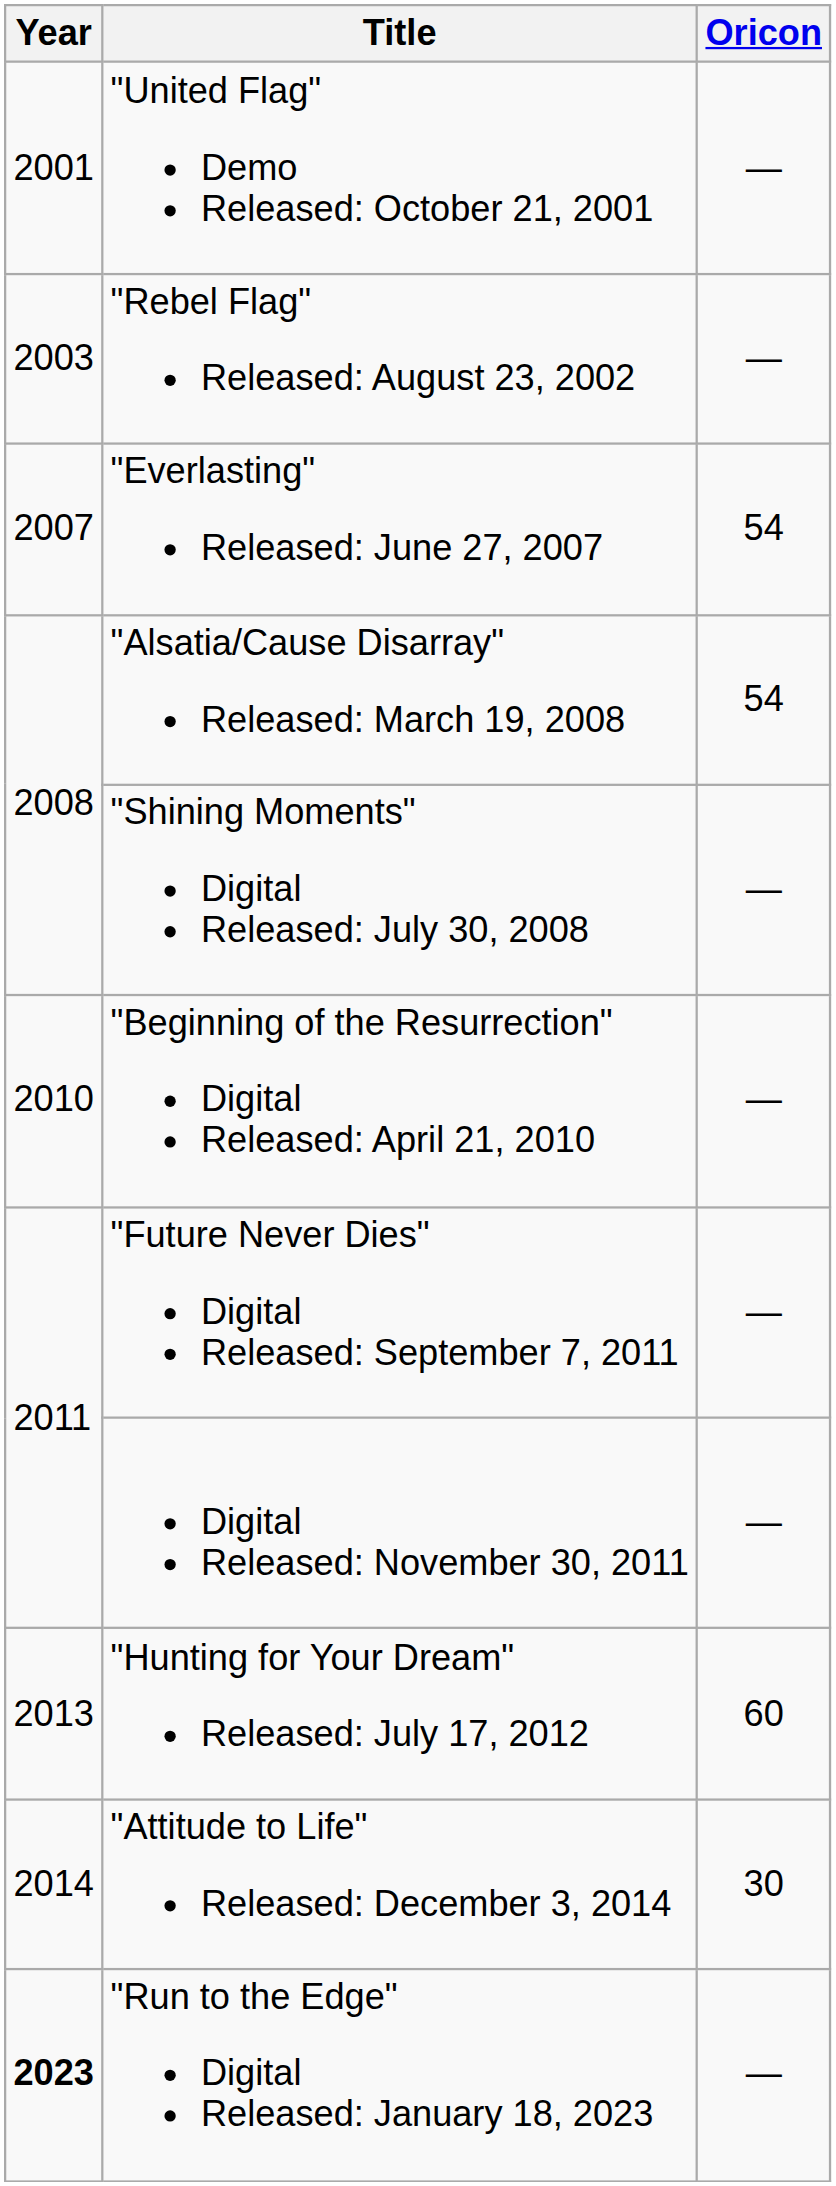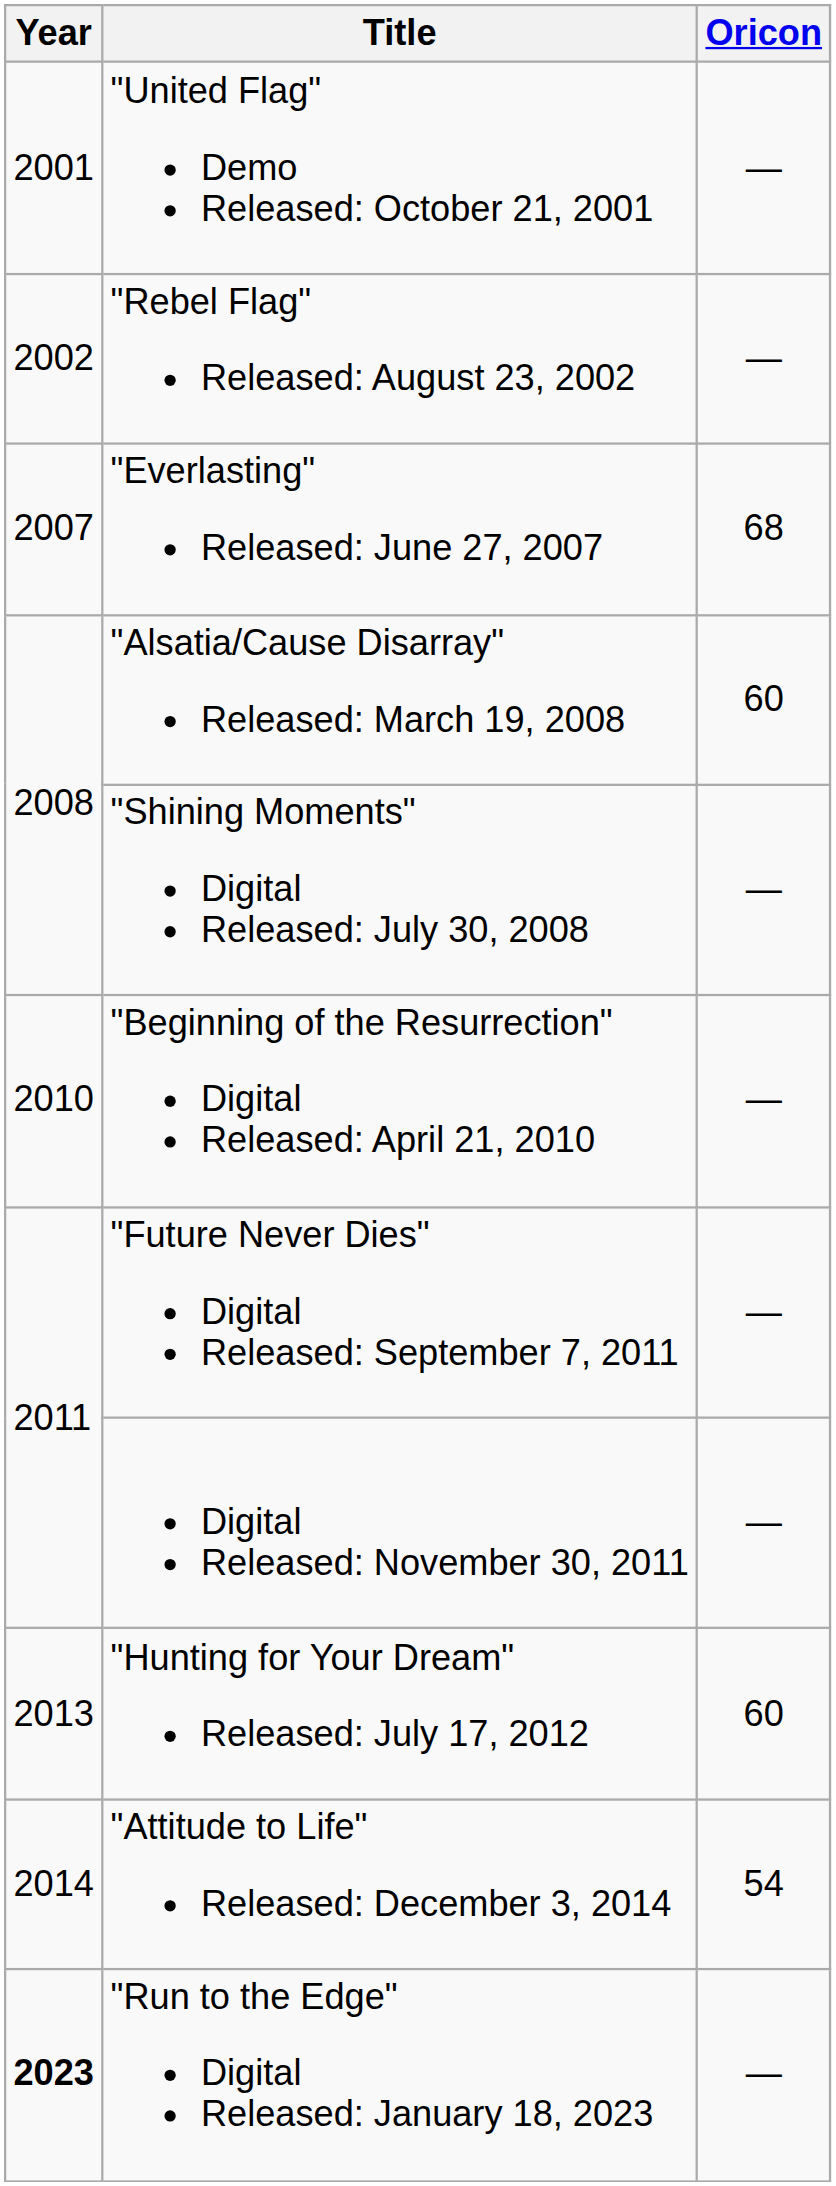(54, 358) 2003 -> (54, 358) 2002
(764, 528) 54 -> (764, 528) 68
(764, 698) 54 -> (764, 698) 60
(764, 1883) 30 -> (764, 1883) 54
